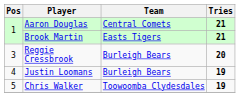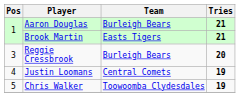(137, 24) Central Comets -> (137, 24) Burleigh Bears
(137, 73) Burleigh Bears -> (137, 73) Central Comets
